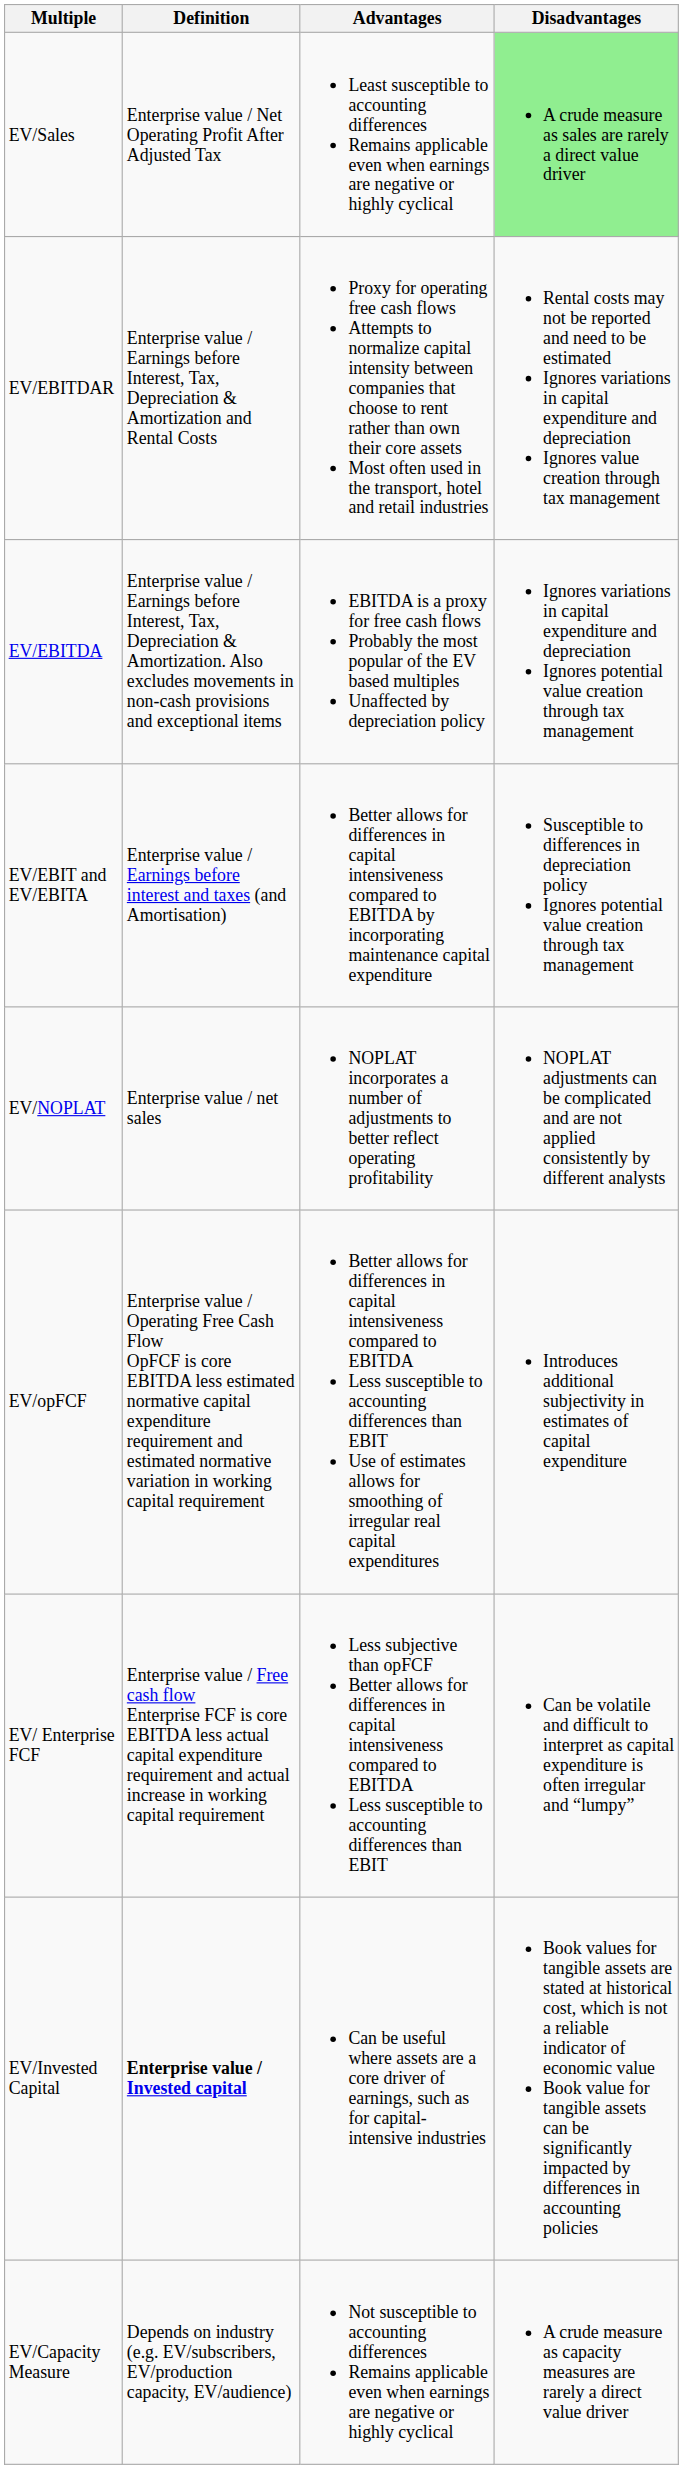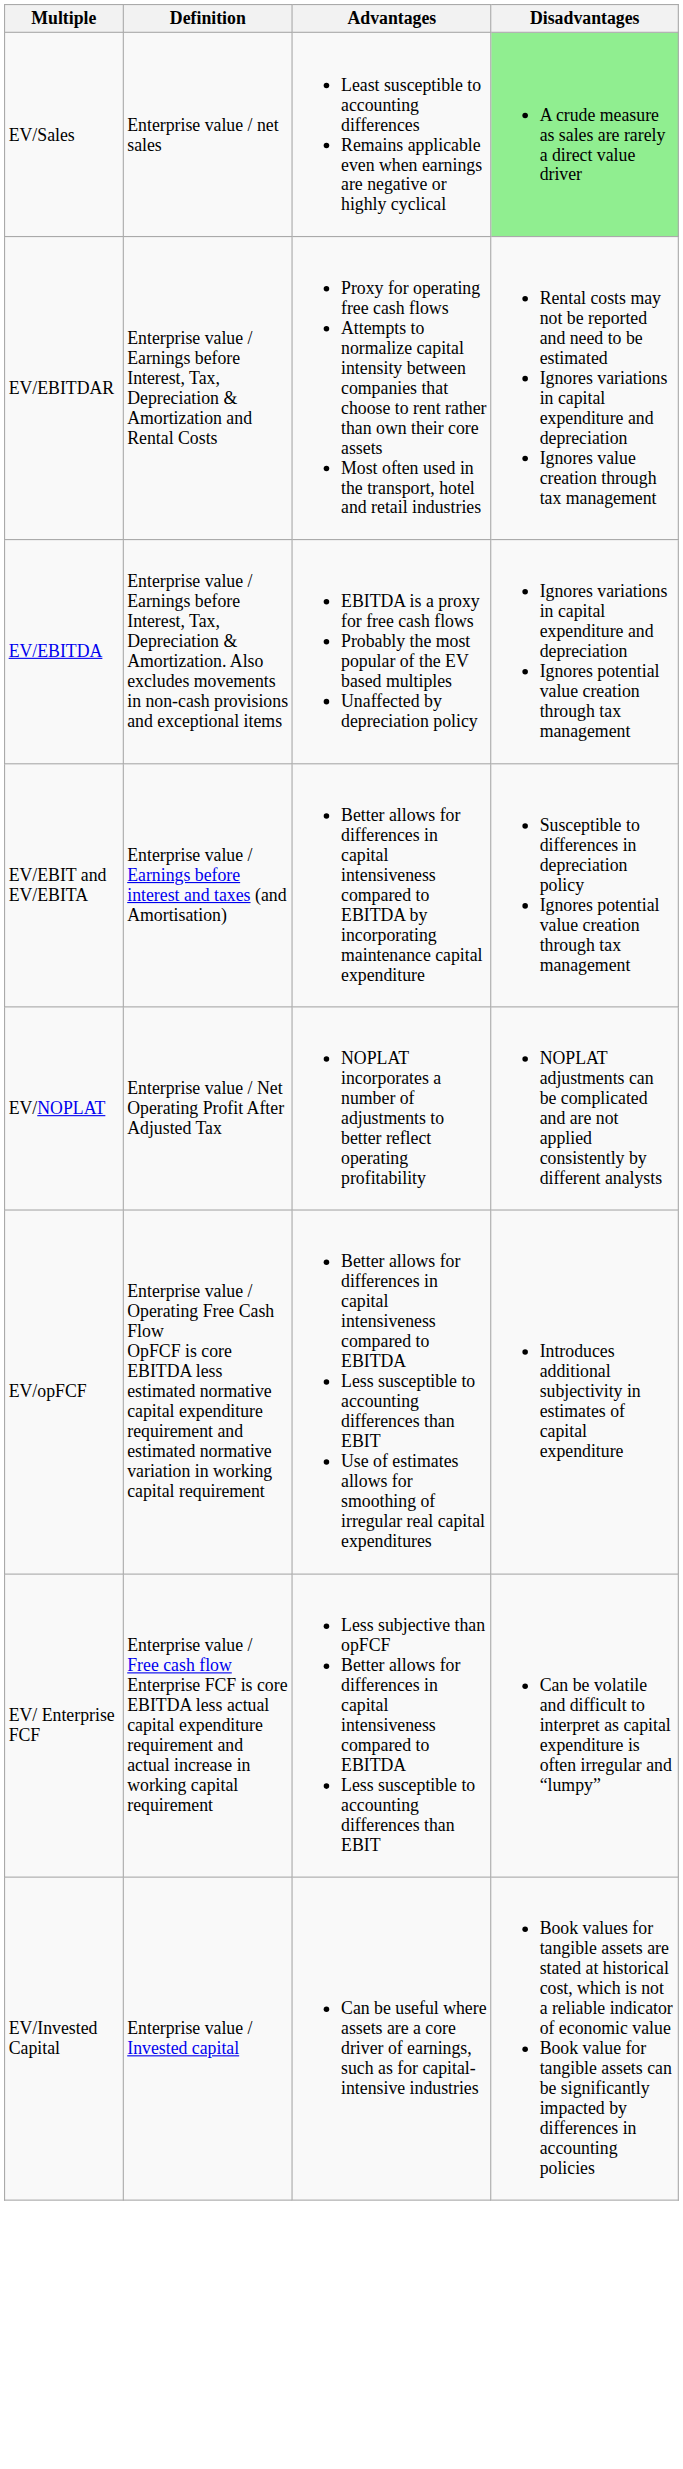(205, 134) Enterprise value / Net Operating Profit After Adjusted Tax -> (203, 134) Enterprise value / net sales
(203, 1108) Enterprise value / net sales -> (206, 1108) Enterprise value / Net Operating Profit After Adjusted Tax
(194, 2078) bold -> (190, 2038) normal
- row: (55, 2362)
